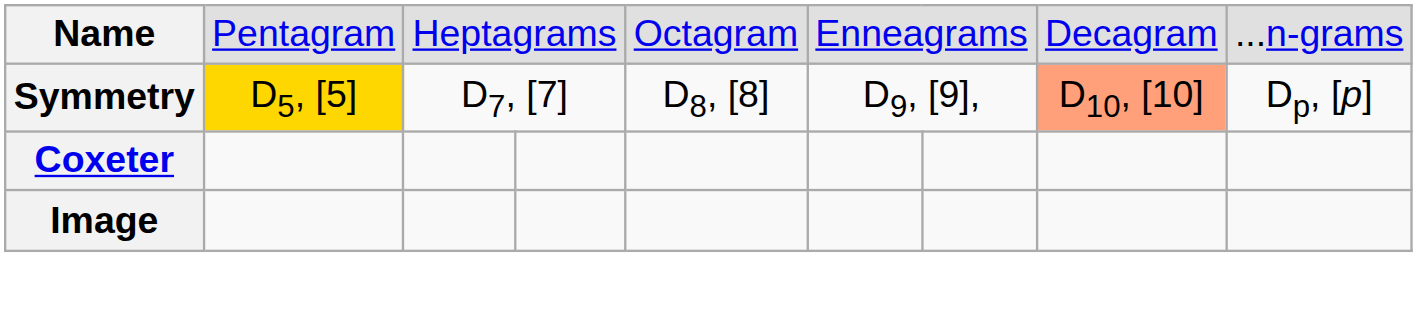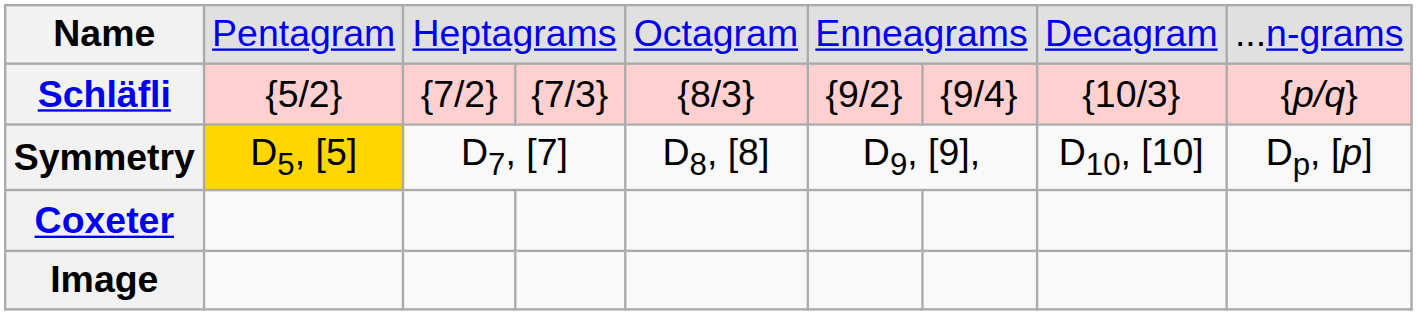+ row: (104, 93)
(1131, 98) lightsalmon background -> (1131, 157) no background
